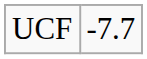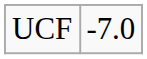(111, 28) -7.7 -> (111, 28) -7.0
